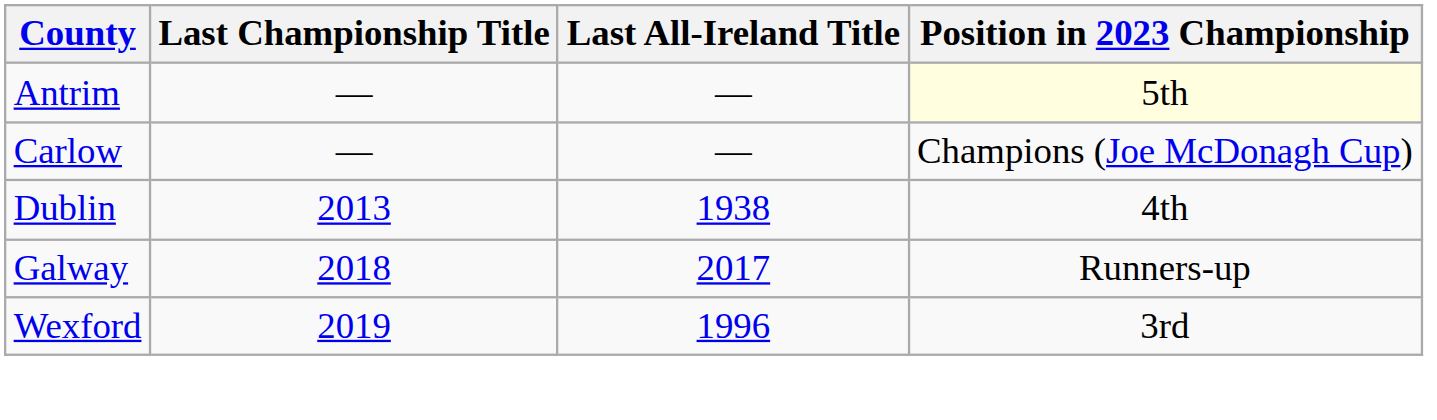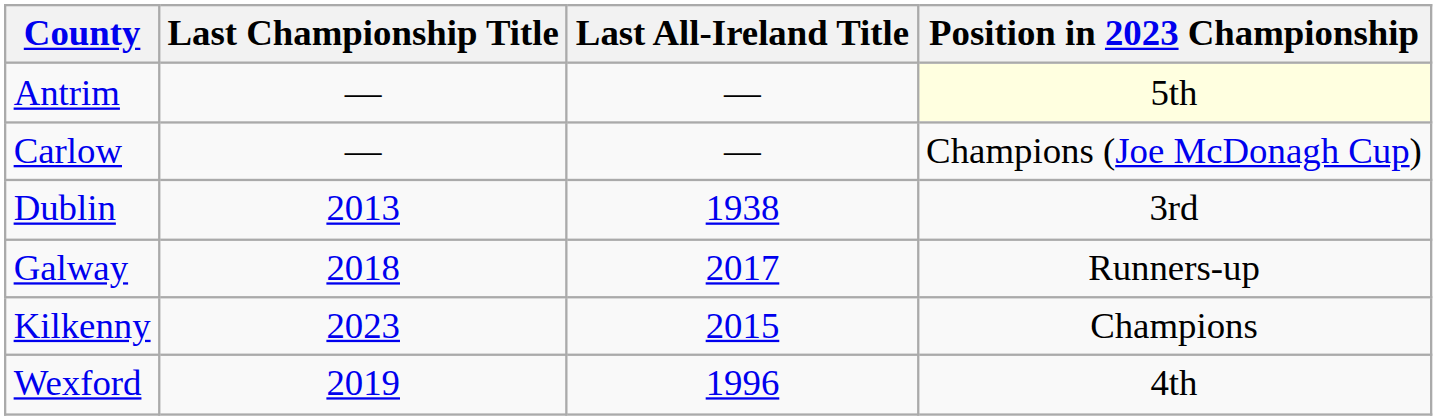(1165, 208) 4th -> (1174, 208) 3rd
+ row: (82, 325)
(1165, 325) 3rd -> (1174, 383) 4th
